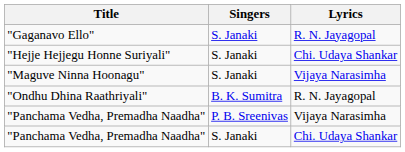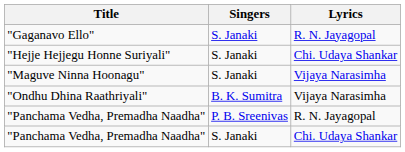(335, 95) R. N. Jayagopal -> (340, 95) Vijaya Narasimha
(340, 116) Vijaya Narasimha -> (335, 116) R. N. Jayagopal
